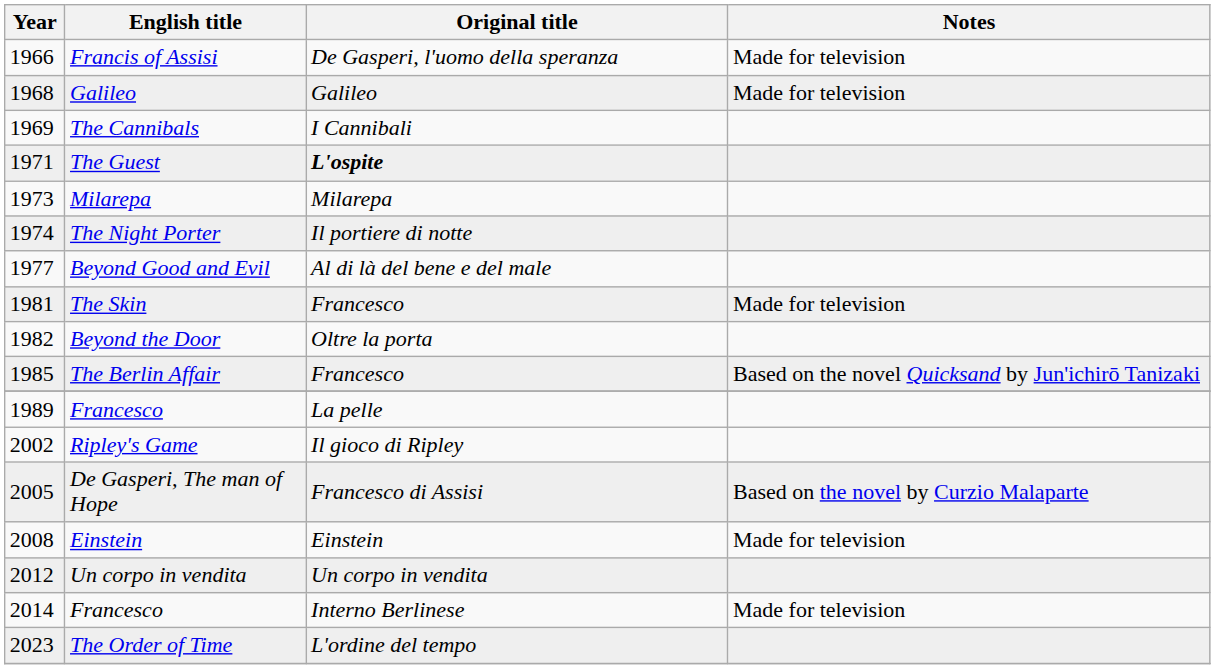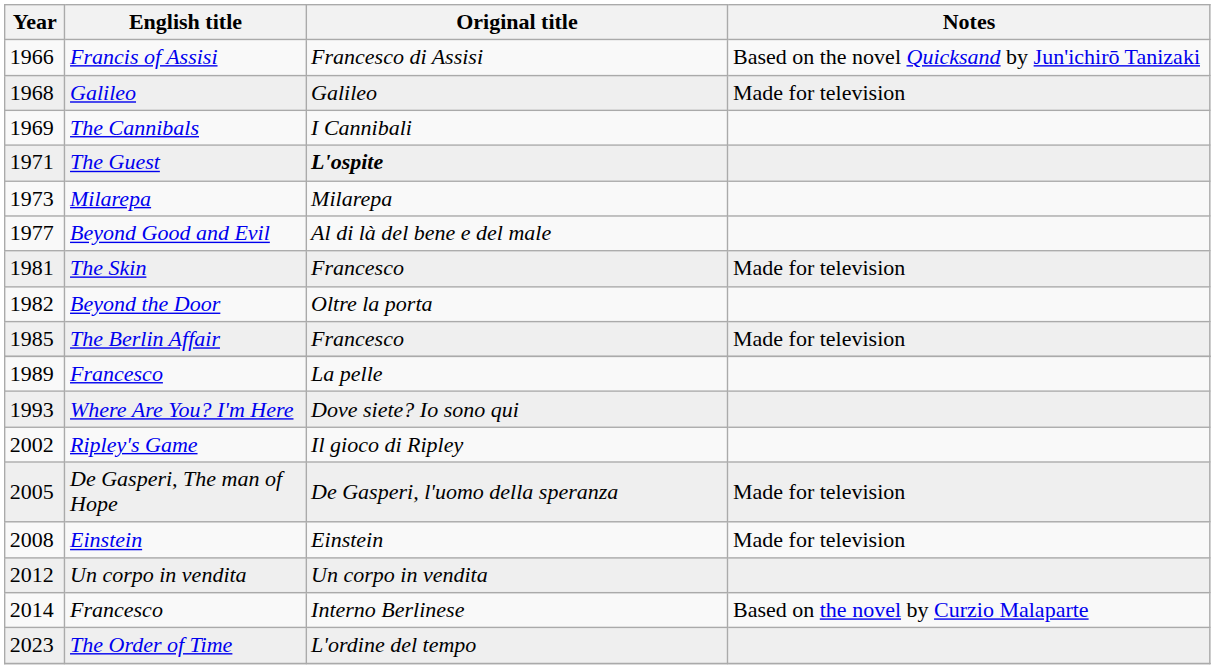(465, 57) De Gasperi, l'uomo della speranza -> (397, 57) Francesco di Assisi
(819, 57) Made for television -> (966, 57) Based on the novel Quicksand by Jun'ichirō Tanizaki
- row: (32, 233)
(966, 373) Based on the novel Quicksand by Jun'ichirō Tanizaki -> (819, 338) Made for television
+ row: (32, 408)
(397, 491) Francesco di Assisi -> (465, 491) De Gasperi, l'uomo della speranza
(911, 491) Based on the novel by Curzio Malaparte -> (819, 491) Made for television
(819, 609) Made for television -> (911, 609) Based on the novel by Curzio Malaparte
